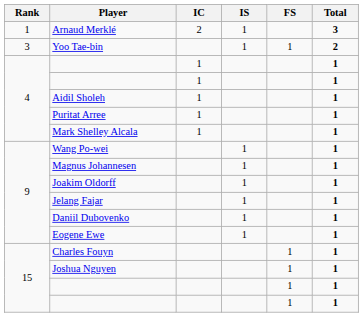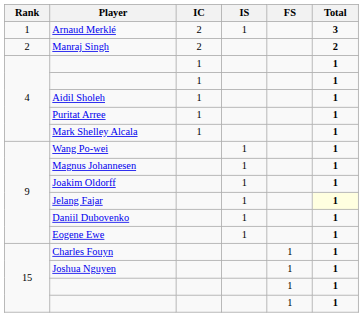+ row: (27, 47)
- row: (27, 47)
(335, 200) no background -> (335, 200) lightyellow background
